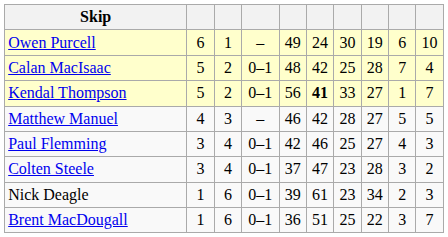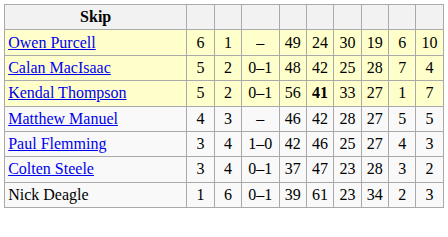(260, 144) 0–1 -> (260, 144) 1–0
- row: (68, 220)
